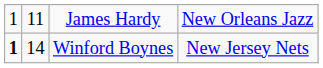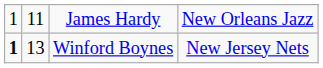(35, 47) 14 -> (35, 47) 13
